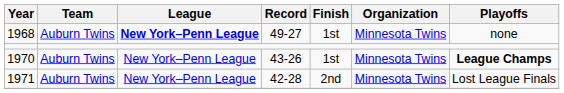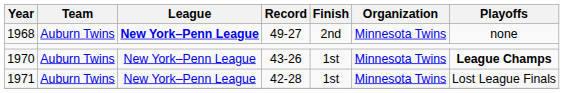(331, 33) 1st -> (331, 33) 2nd
(331, 78) 2nd -> (331, 78) 1st
